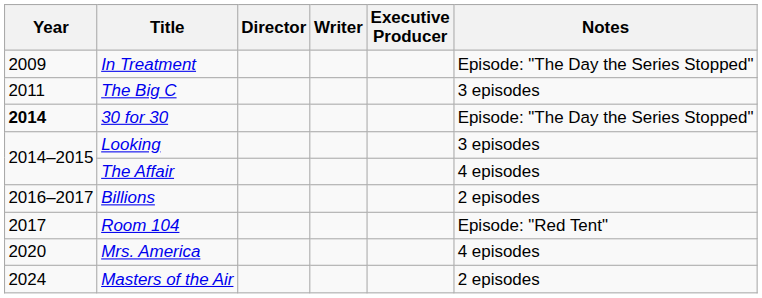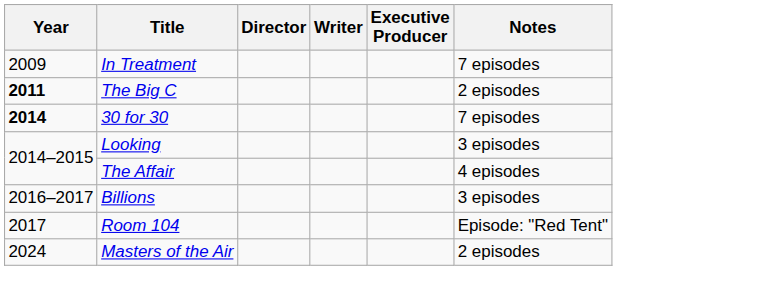(606, 63) Episode: "The Day the Series Stopped" -> (499, 63) 7 episodes
(27, 90) normal -> (27, 90) bold
(499, 90) 3 episodes -> (499, 90) 2 episodes
(606, 117) Episode: "The Day the Series Stopped" -> (499, 117) 7 episodes
(499, 198) 2 episodes -> (499, 198) 3 episodes
- row: (151, 252)
